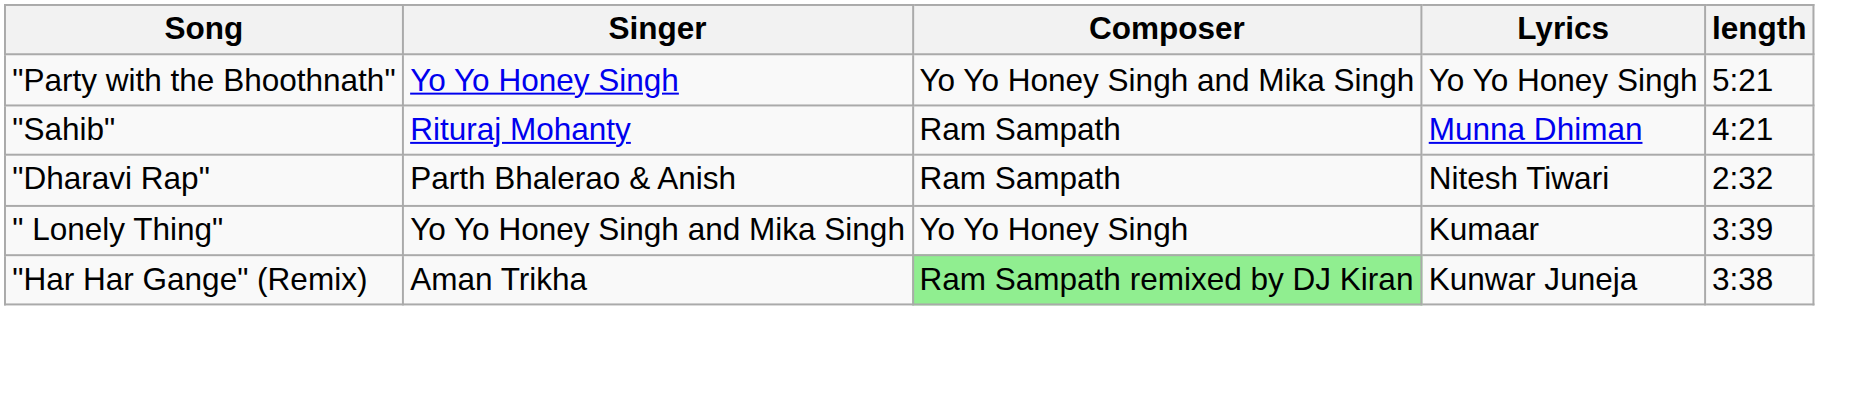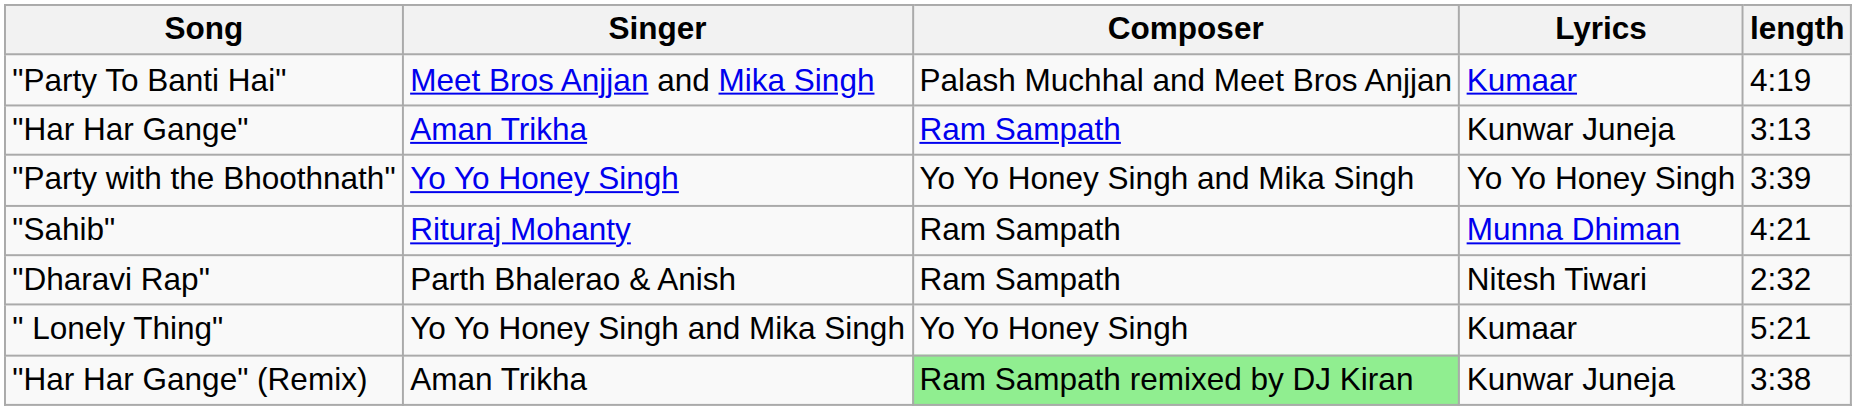+ row: (149, 79)
+ row: (130, 129)
(1743, 79) 5:21 -> (1781, 179) 3:39
(1743, 229) 3:39 -> (1781, 329) 5:21
